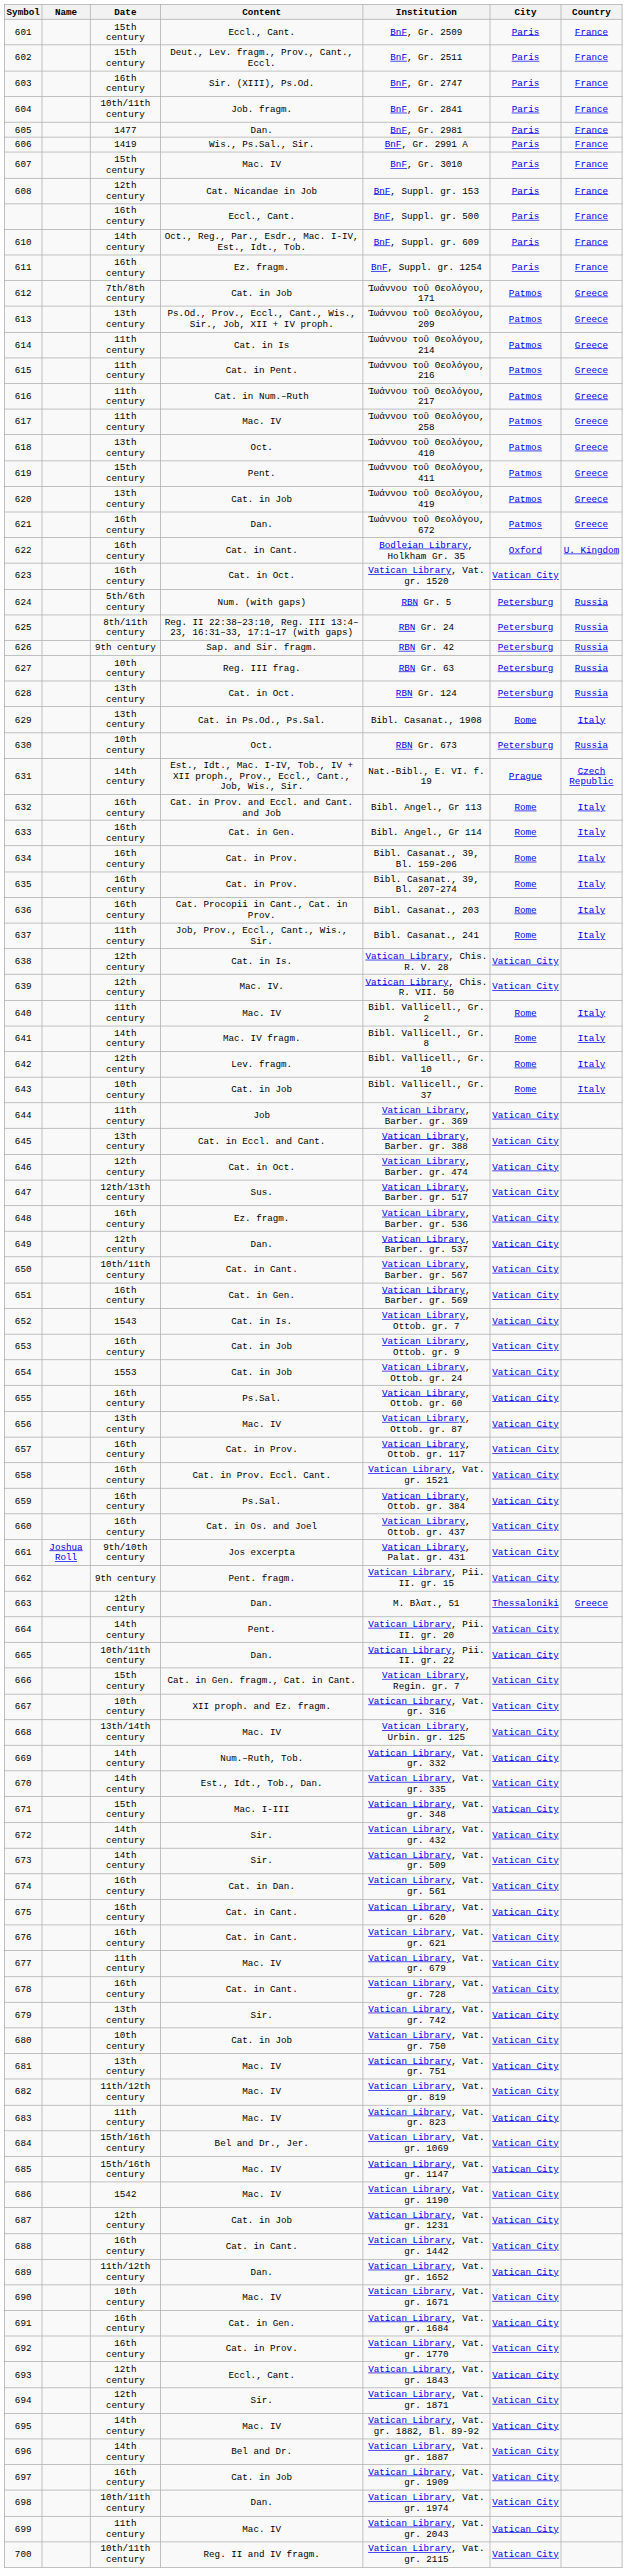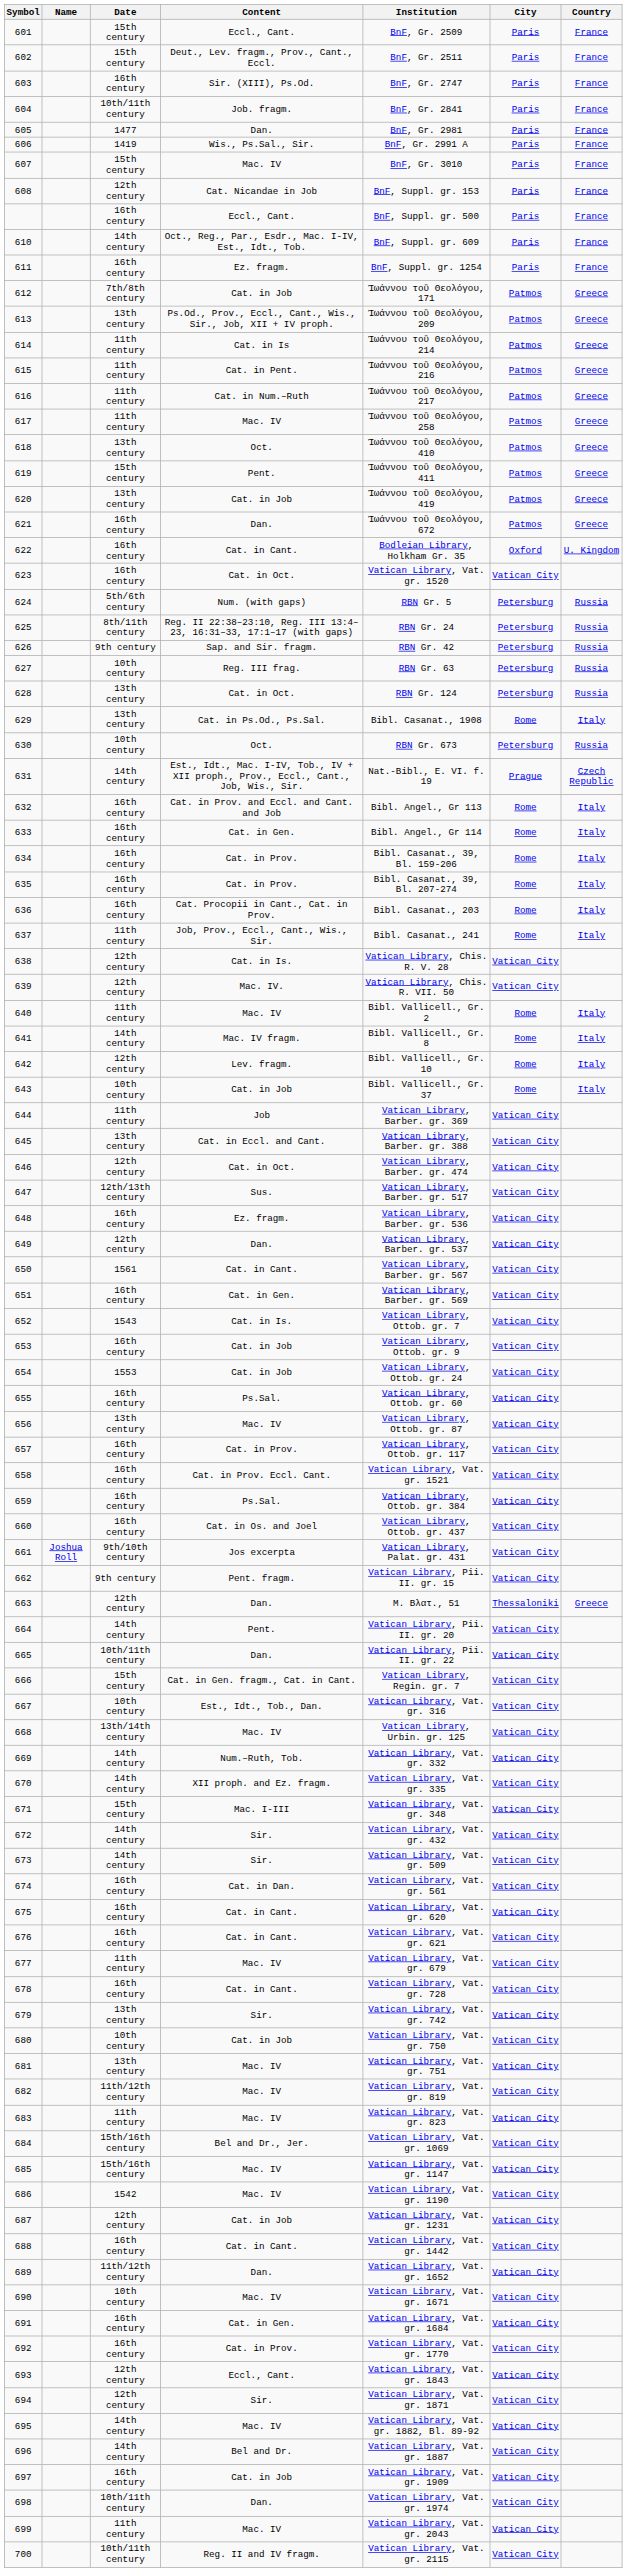(125, 1270) 10th/11th century -> (125, 1270) 1561
(262, 1707) XII proph. and Ez. fragm. -> (262, 1707) Est., Idt., Tob., Dan.
(262, 1784) Est., Idt., Tob., Dan. -> (262, 1784) XII proph. and Ez. fragm.
